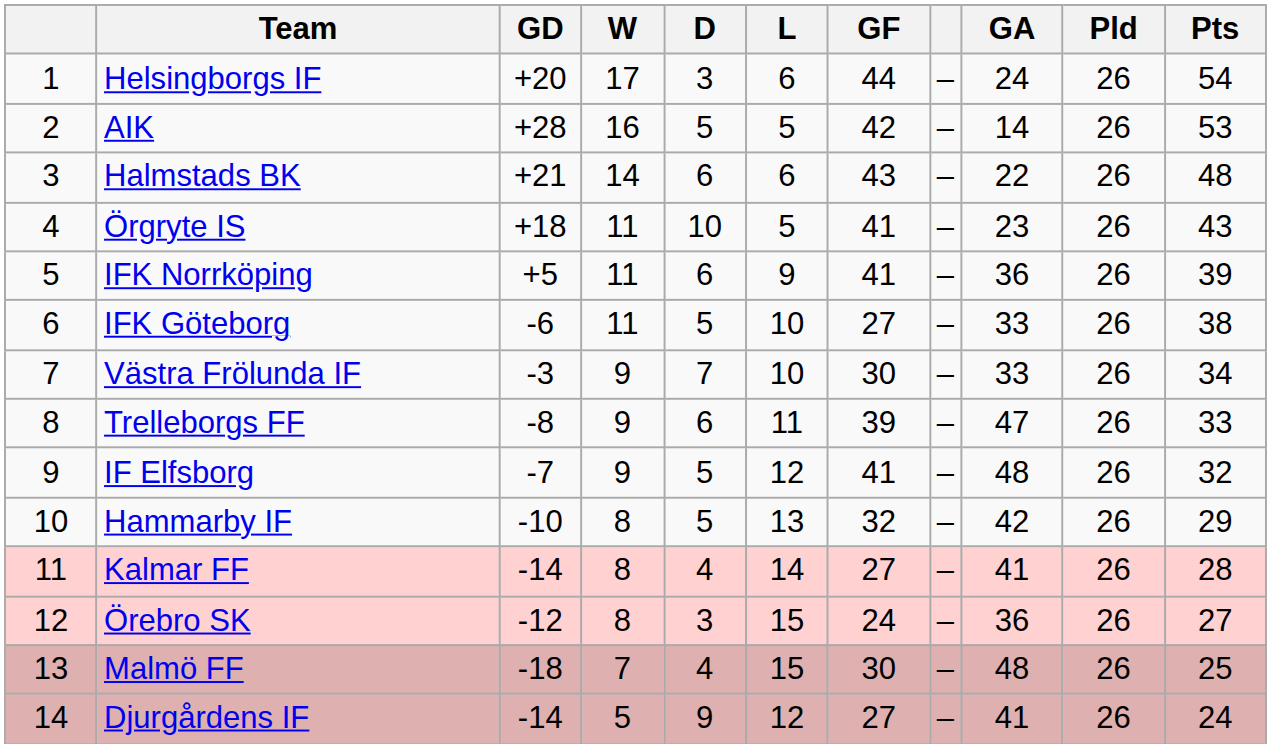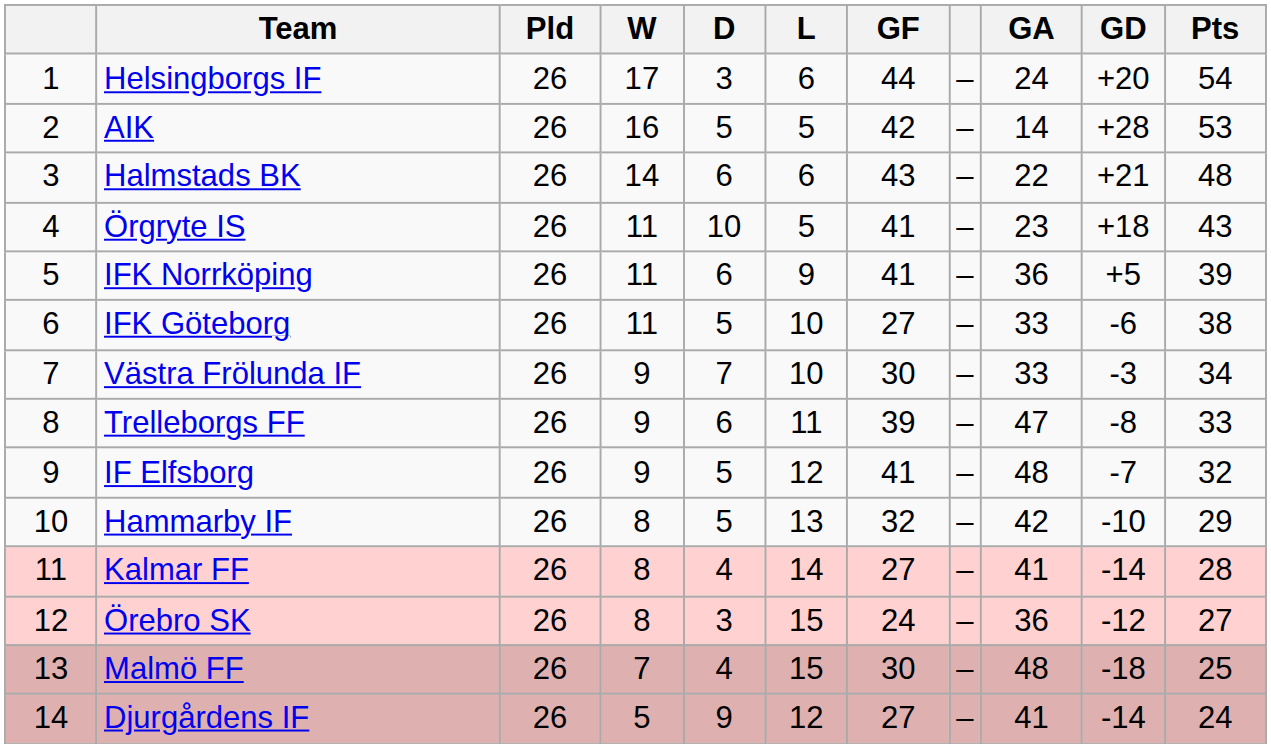columns swapped: (1114, 29) <-> (540, 29)
